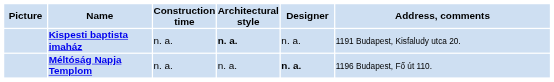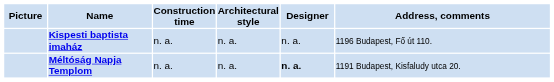(228, 41) bold -> (227, 41) normal
(398, 41) 1191 Budapest, Kisfaludy utca 20. -> (384, 41) 1196 Budapest, Fő út 110.
(384, 66) 1196 Budapest, Fő út 110. -> (398, 66) 1191 Budapest, Kisfaludy utca 20.
